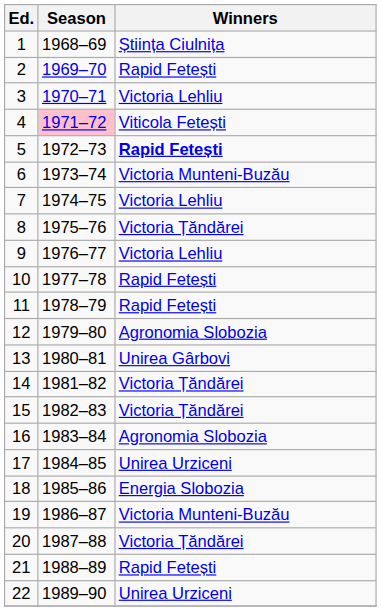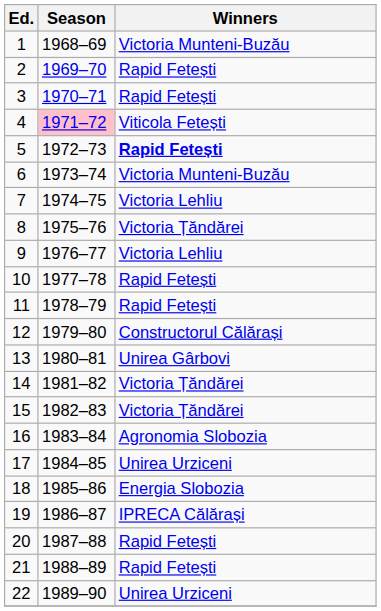(172, 44) Știința Ciulnița -> (204, 44) Victoria Munteni-Buzău
(171, 97) Victoria Lehliu -> (167, 97) Rapid Fetești
(193, 332) Agronomia Slobozia -> (201, 332) Constructorul Călărași
(204, 515) Victoria Munteni-Buzău -> (182, 515) IPRECA Călărași
(181, 541) Victoria Țăndărei -> (167, 541) Rapid Fetești
